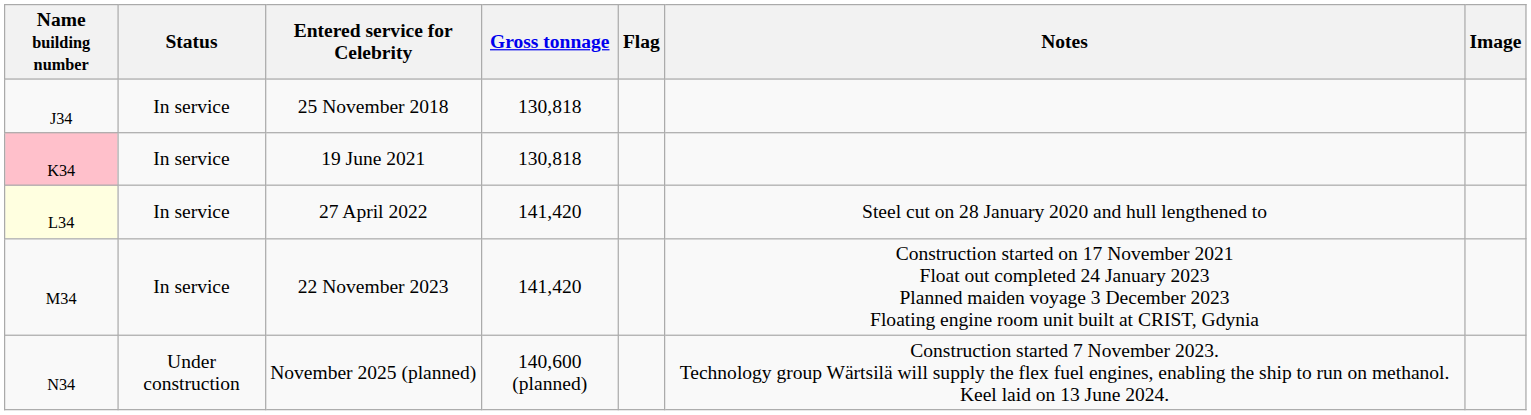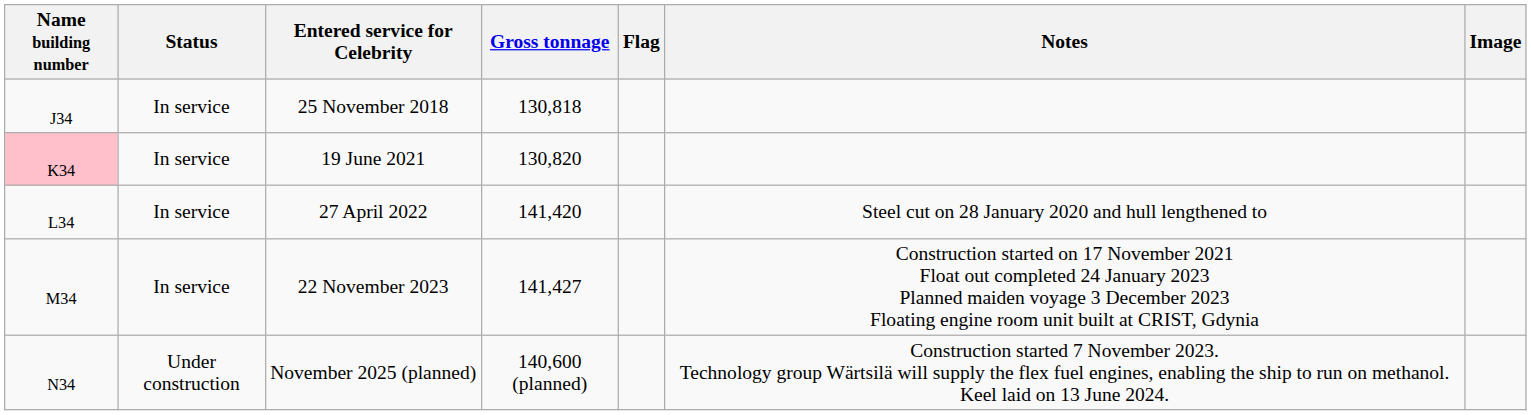(550, 158) 130,818 -> (550, 158) 130,820
(61, 223) lightyellow background -> (61, 223) no background
(550, 286) 141,420 -> (550, 286) 141,427
